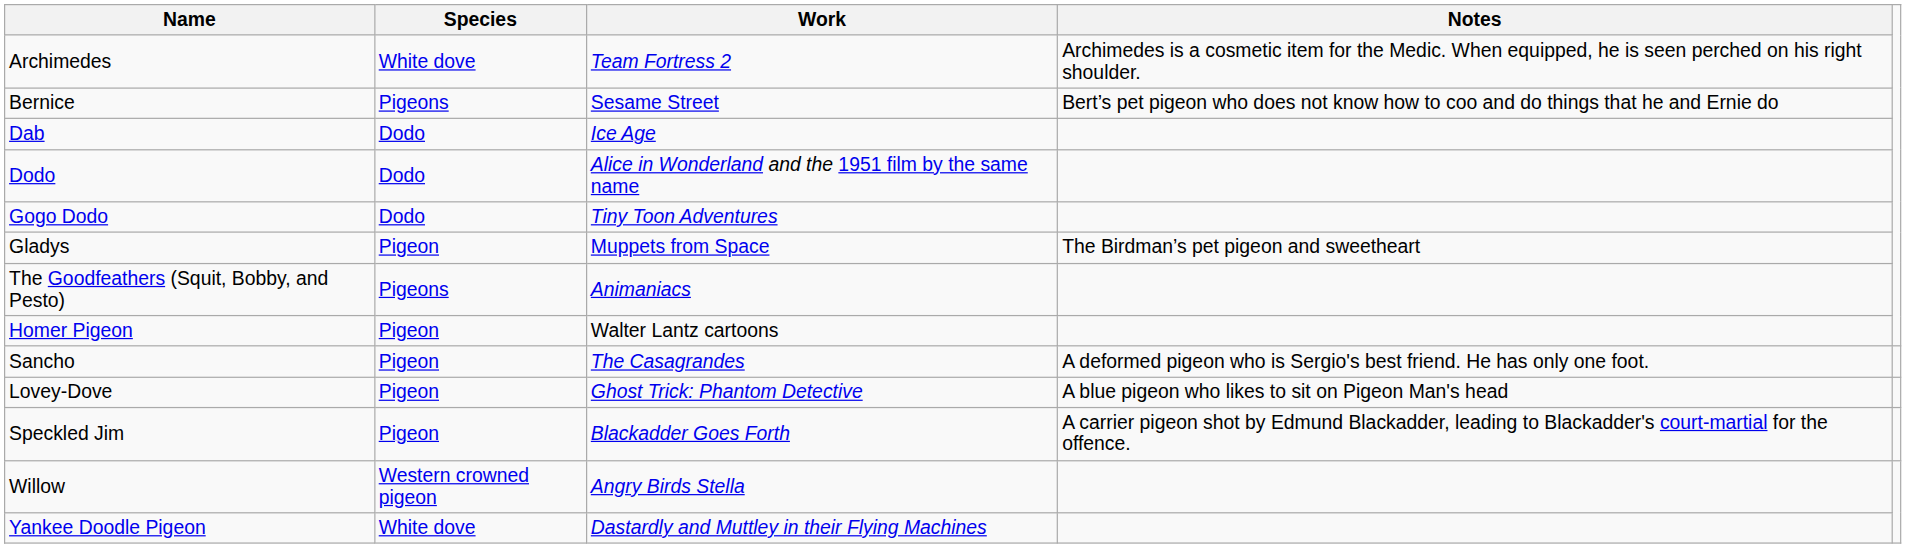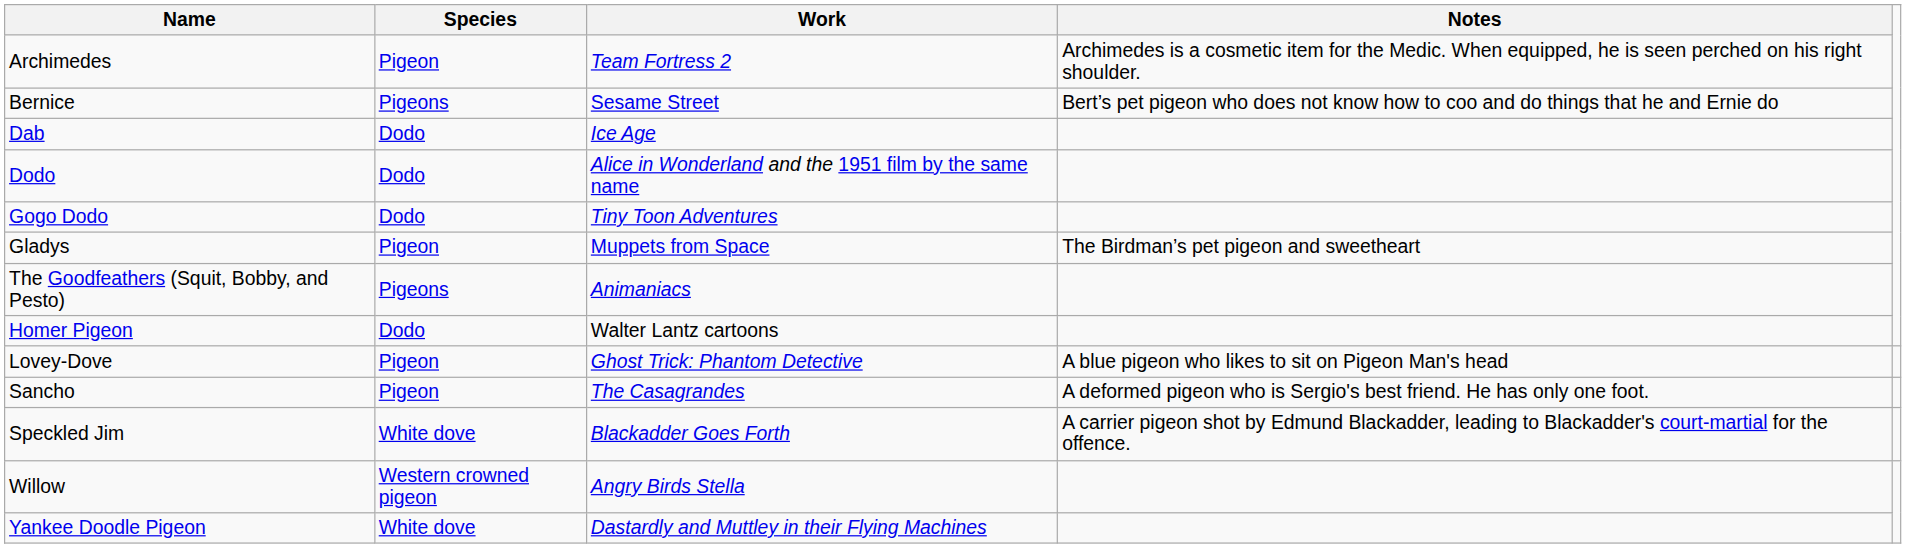(427, 61) White dove -> (409, 61) Pigeon
(409, 330) Pigeon -> (402, 330) Dodo
rows swapped: (61, 392) <-> (42, 361)
(409, 433) Pigeon -> (427, 433) White dove
